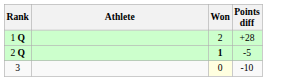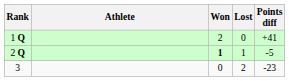+ column: (243, 17)
(247, 38) +28 -> (270, 38) +41
(220, 68) lightyellow background -> (220, 68) no background
(247, 68) -10 -> (270, 68) -23
